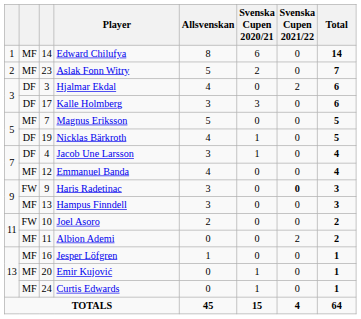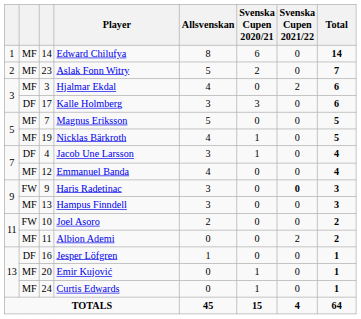(29, 87) DF -> (29, 87) MF
(29, 137) DF -> (29, 137) MF
(29, 255) MF -> (29, 255) DF
